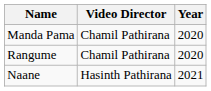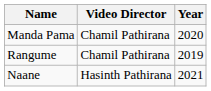(190, 55) 2020 -> (190, 55) 2019
